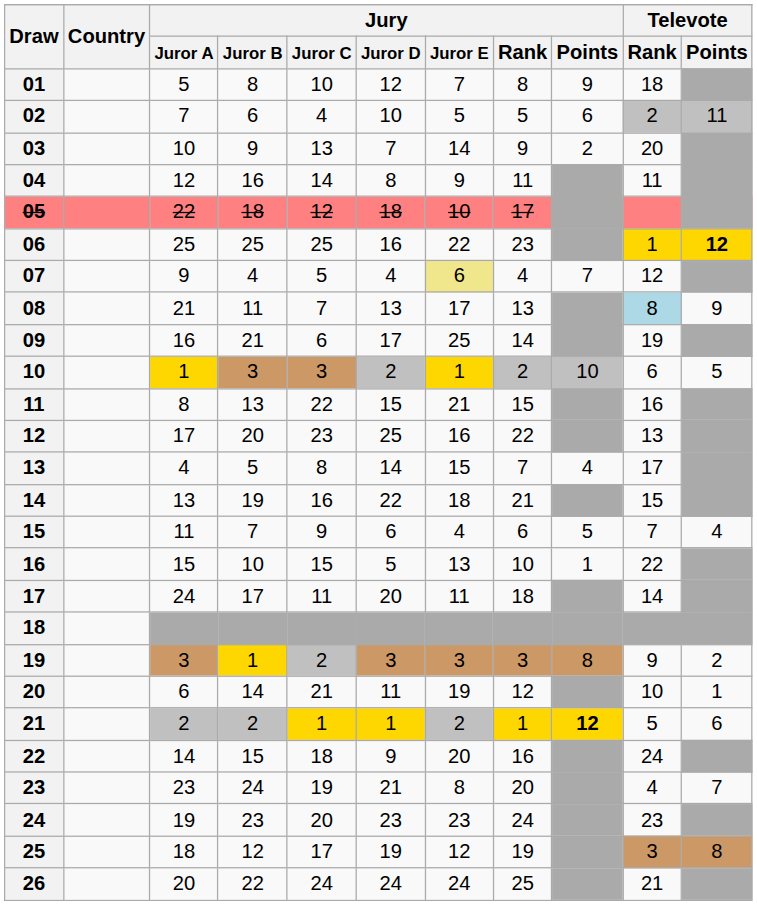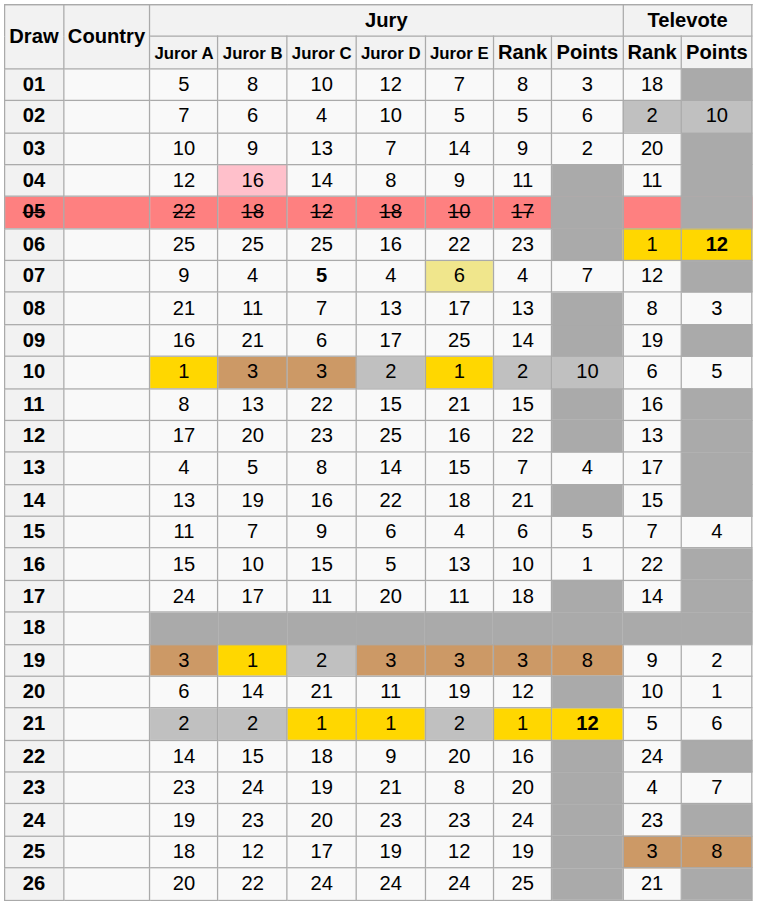(587, 84) 9 -> (587, 84) 3
(717, 116) 11 -> (717, 116) 10
(253, 180) no background -> (253, 180) pink background
(322, 276) normal -> (322, 276) bold
(652, 308) lightblue background -> (652, 308) no background
(717, 308) 9 -> (717, 308) 3
